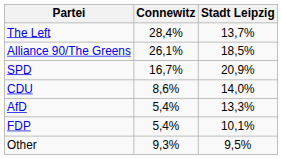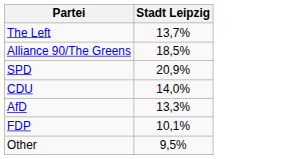- column: (166, 13)
